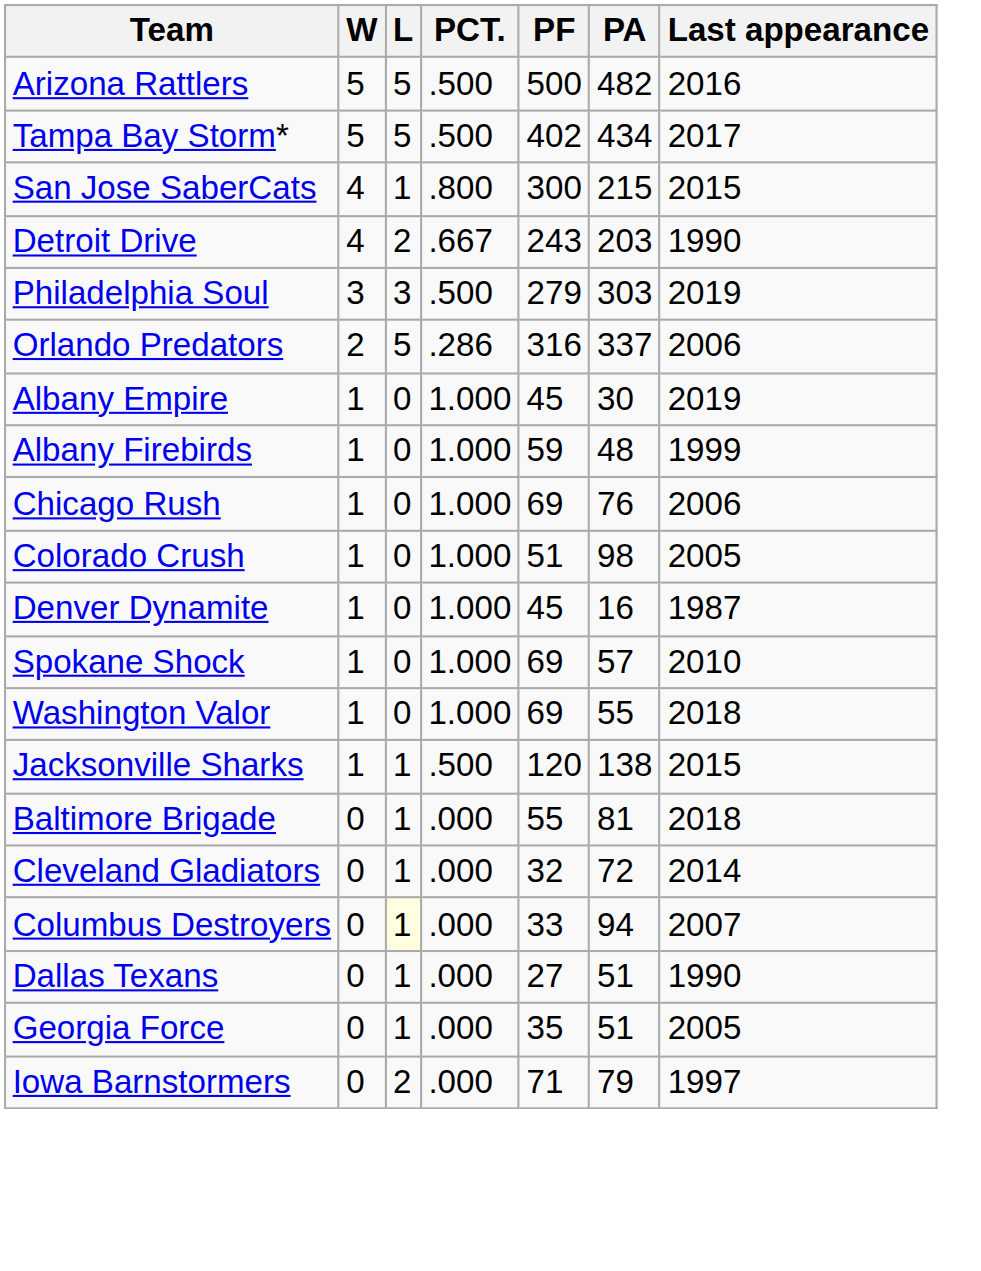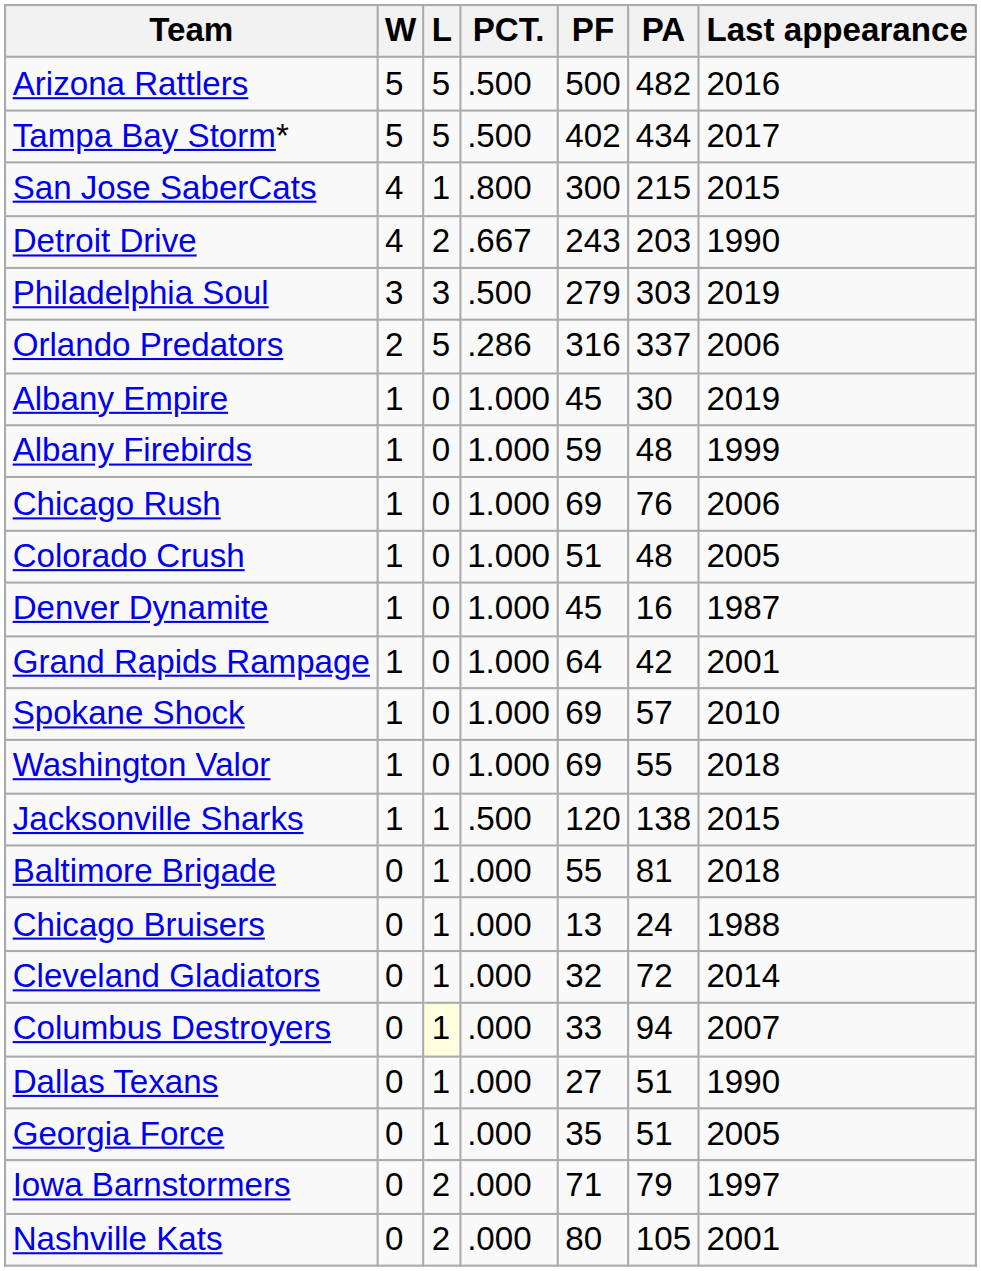(616, 556) 98 -> (654, 556) 48
+ row: (191, 661)
+ row: (139, 923)
+ row: (118, 1238)
